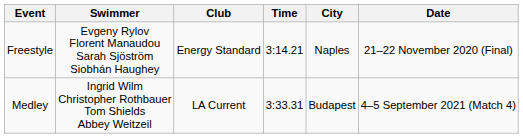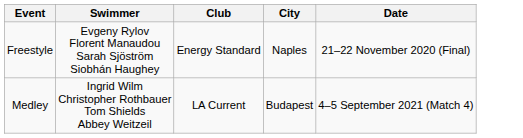- column: (285, 13)
